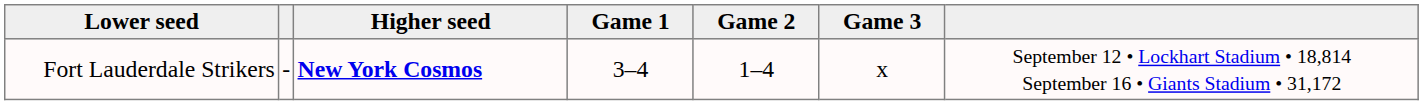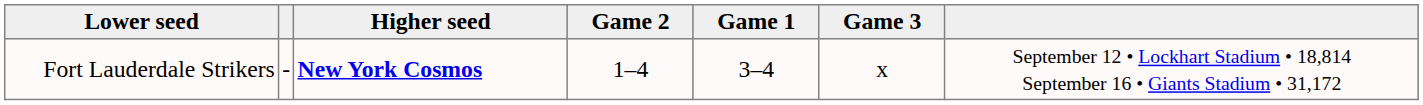columns swapped: (631, 21) <-> (756, 21)
